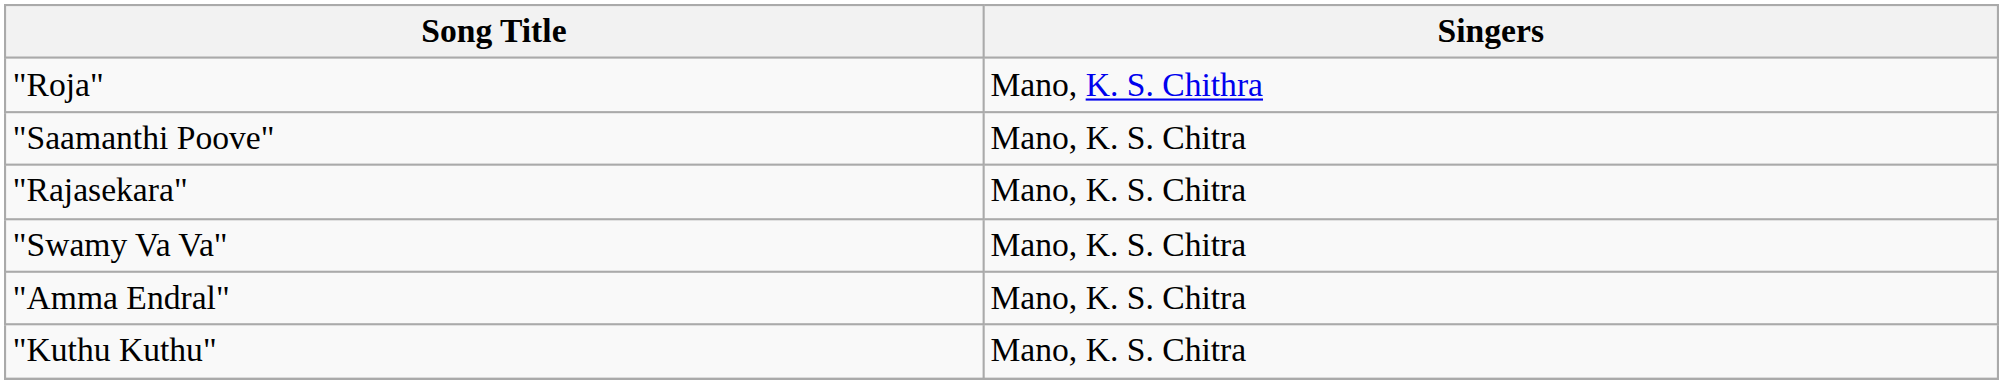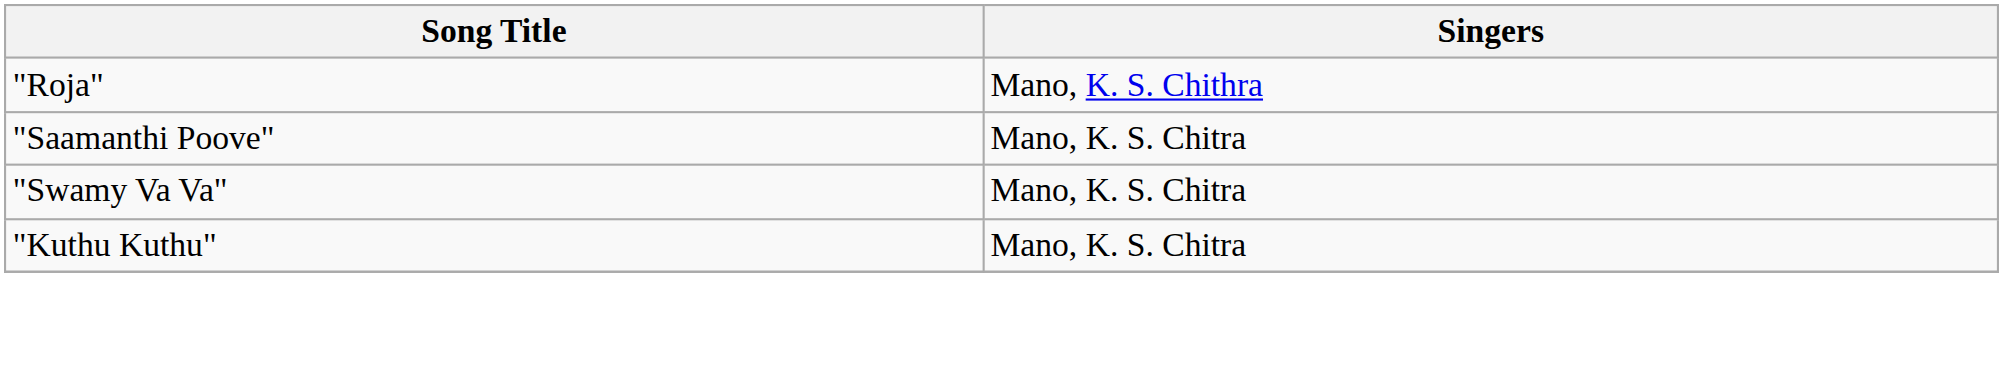- row: (100, 191)
- row: (121, 297)
